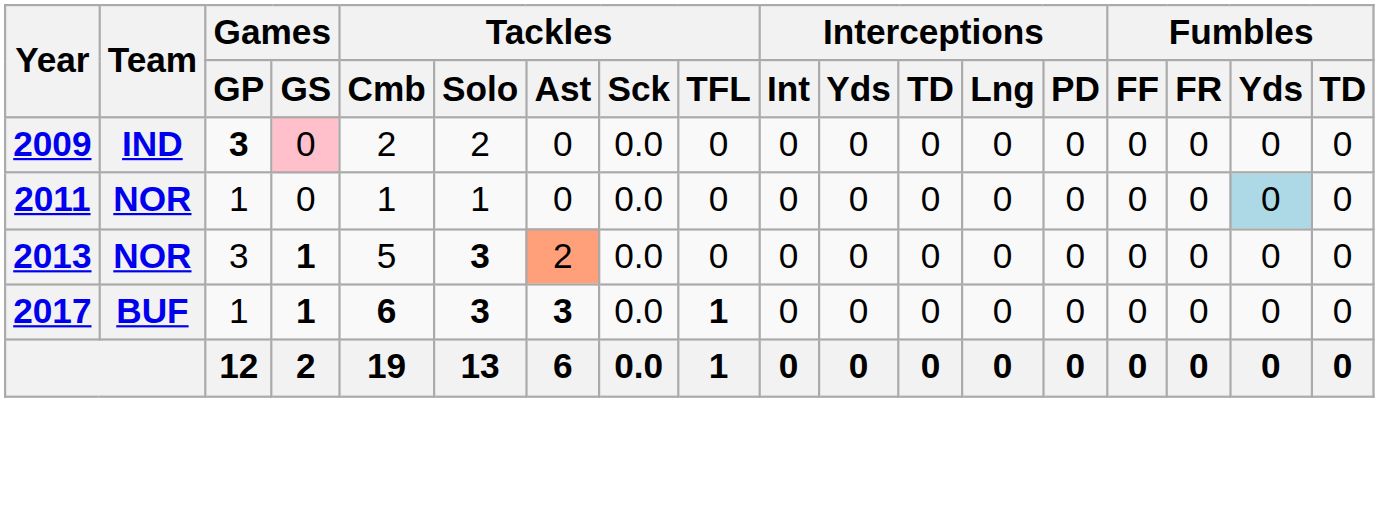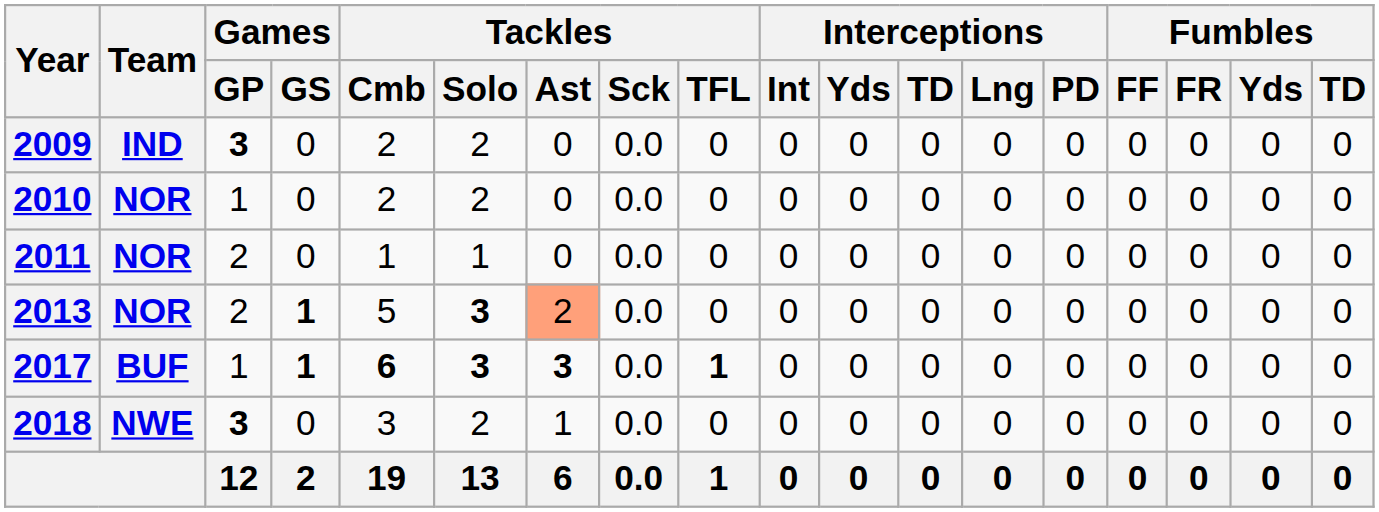(306, 144) pink background -> (306, 144) no background
+ row: (52, 199)
(239, 199) 1 -> (239, 255) 2
(1271, 199) lightblue background -> (1271, 255) no background
(239, 255) 3 -> (239, 311) 2
+ row: (52, 423)
